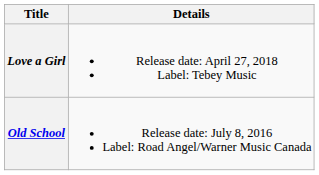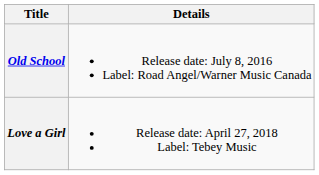rows swapped: (36, 133) <-> (36, 60)
